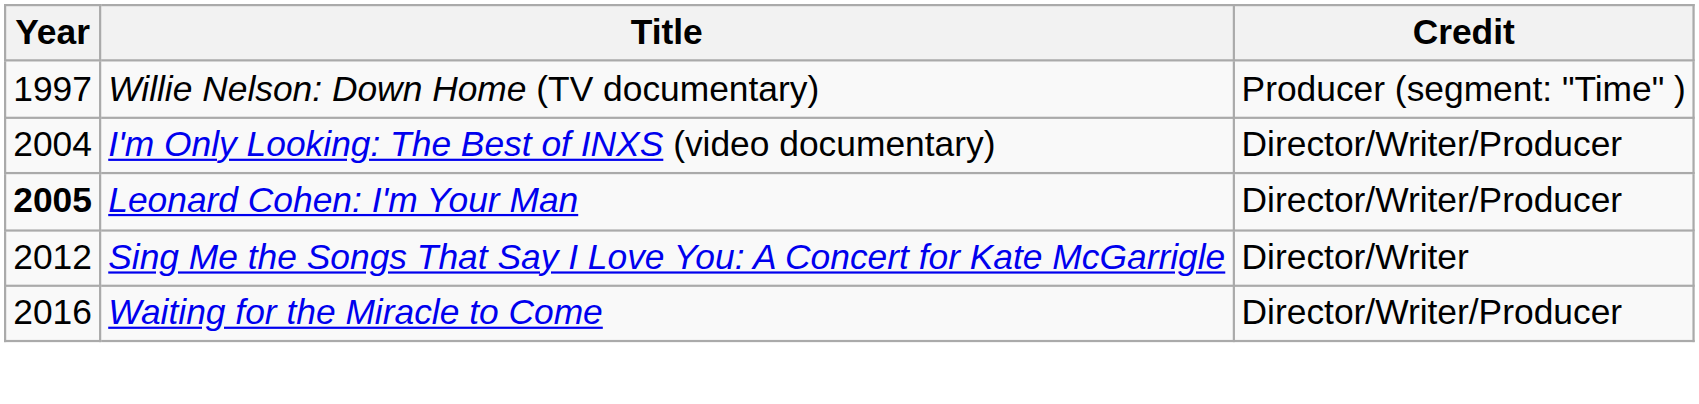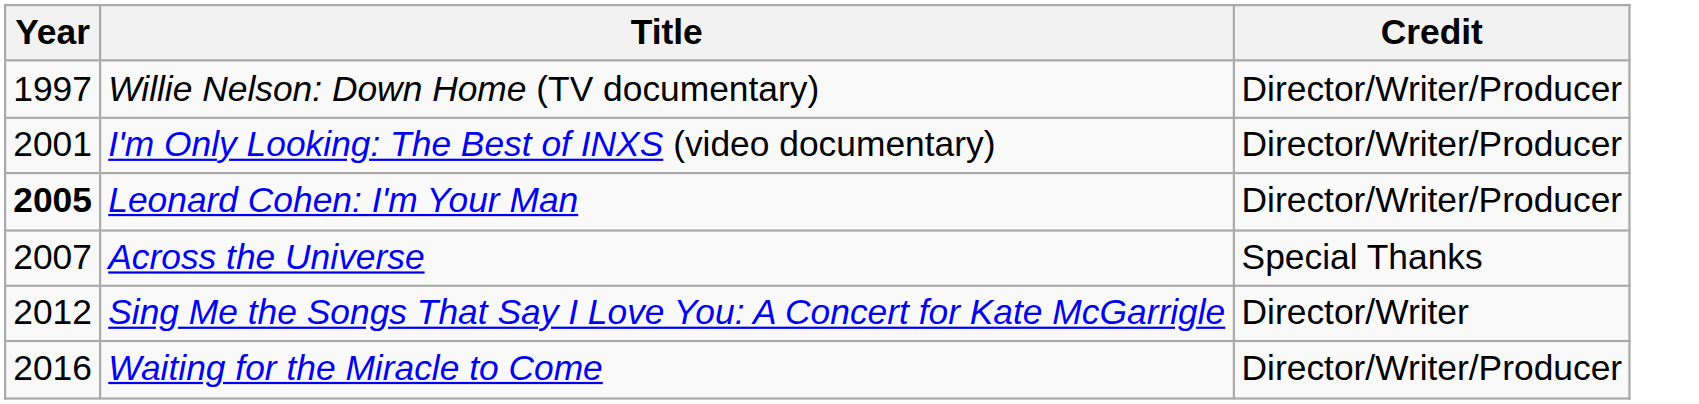(1464, 88) Producer (segment: "Time" ) -> (1432, 88) Director/Writer/Producer
(53, 144) 2004 -> (53, 144) 2001
+ row: (266, 256)
